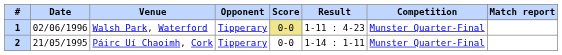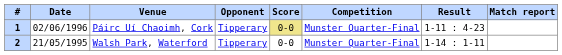columns swapped: (335, 12) <-> (427, 12)
(150, 27) Walsh Park, Waterford -> (153, 27) Páirc Uí Chaoimh, Cork
(153, 43) Páirc Uí Chaoimh, Cork -> (150, 43) Walsh Park, Waterford
